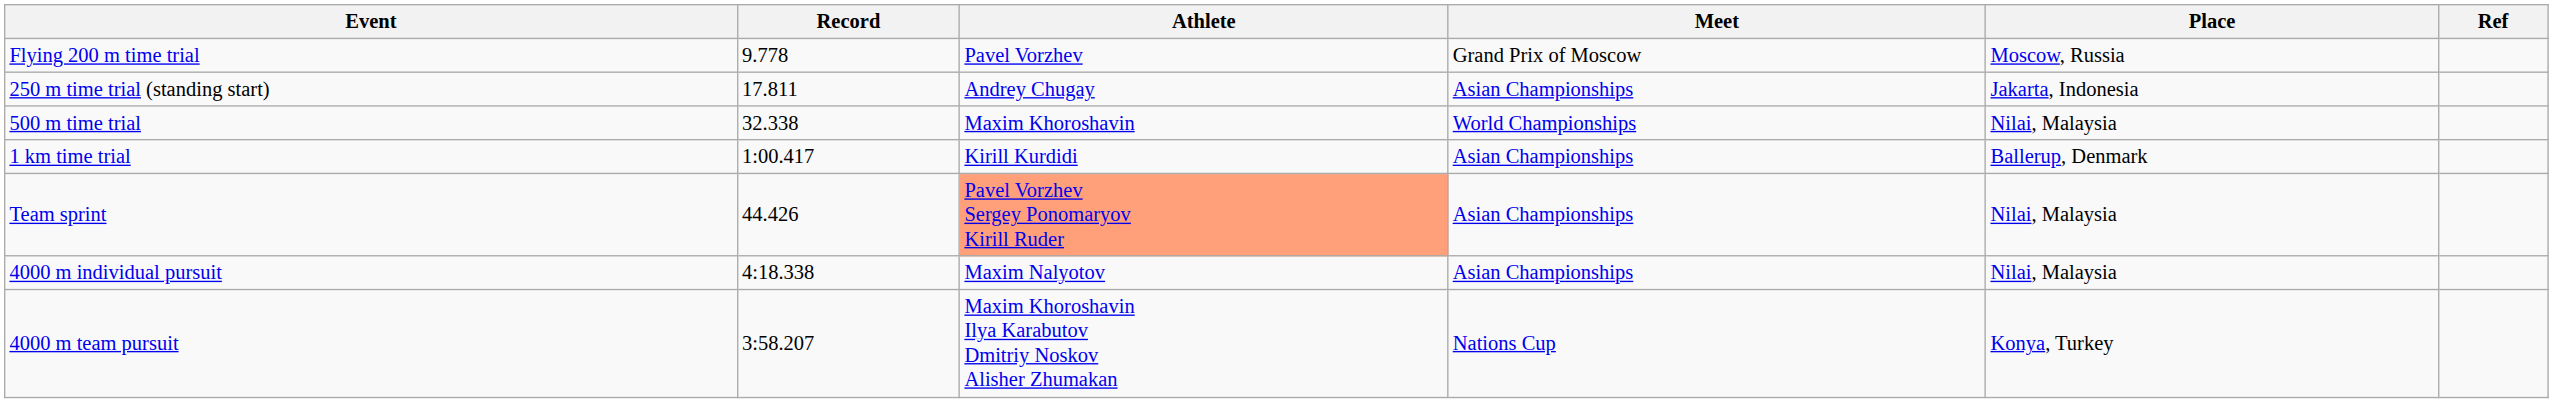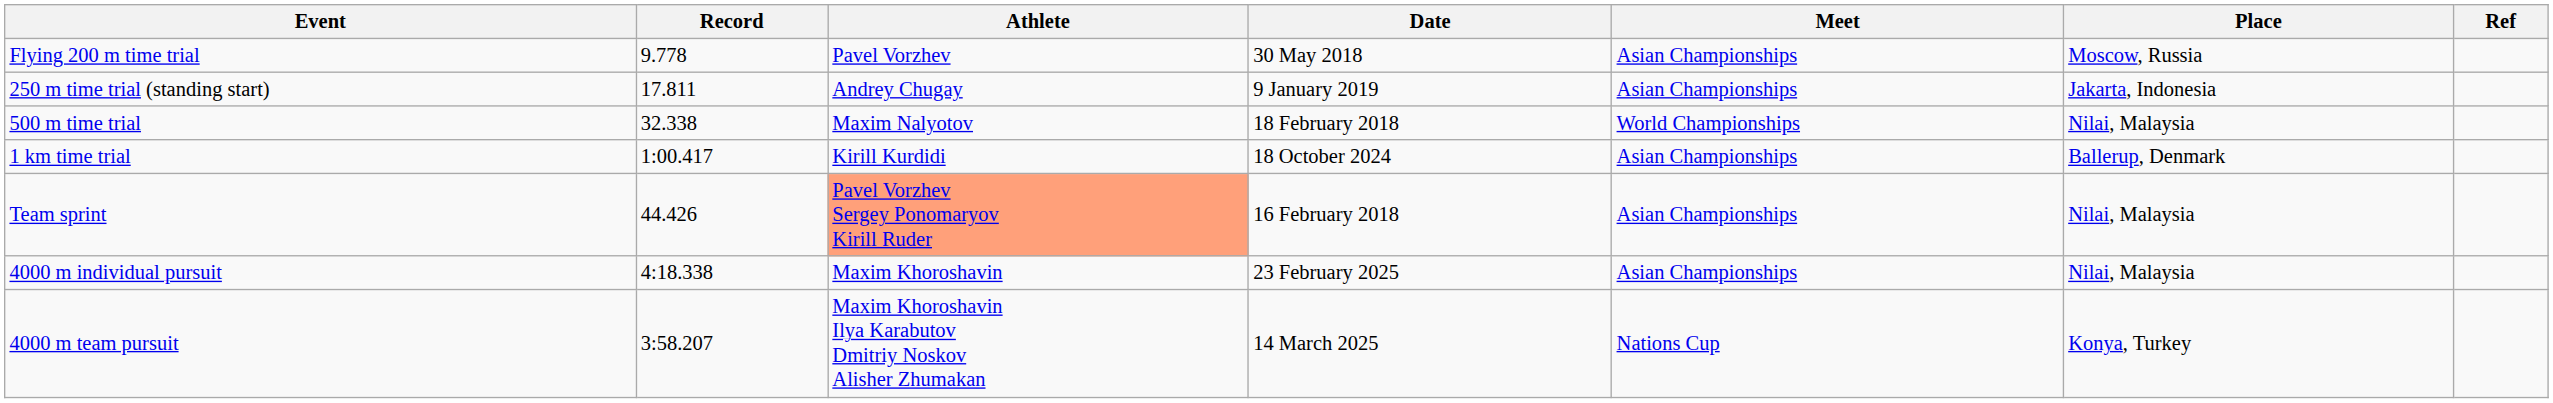+ column: (1430, 21)
(1547, 55) Grand Prix of Moscow -> (1707, 55) Asian Championships
(1050, 123) Maxim Khoroshavin -> (903, 123) Maxim Nalyotov
(1035, 273) Maxim Nalyotov -> (917, 273) Maxim Khoroshavin
